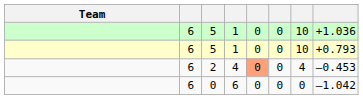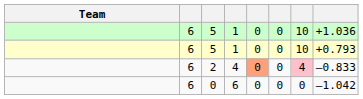(302, 67) no background -> (302, 67) pink background
(336, 67) –0.453 -> (336, 67) –0.833
